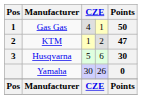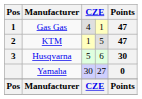(123, 26) 50 -> (123, 26) 47
(102, 41) 2 -> (102, 41) 5
(102, 71) 26 -> (102, 71) 27
